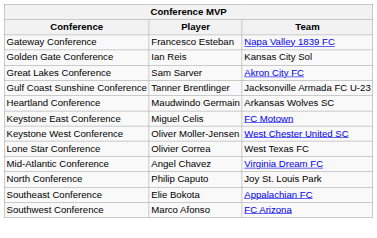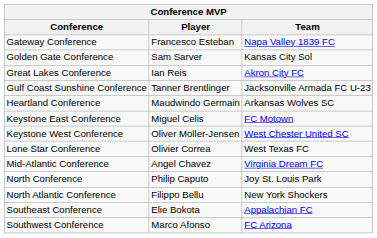(169, 57) Ian Reis -> (177, 57) Sam Sarver
(177, 73) Sam Sarver -> (169, 73) Ian Reis
+ row: (61, 194)
